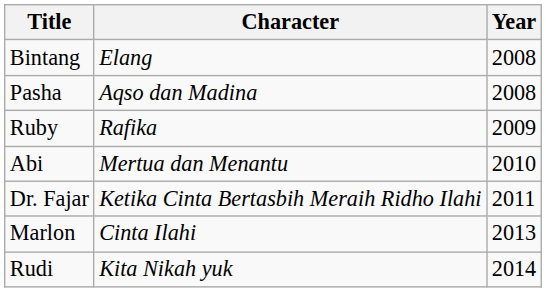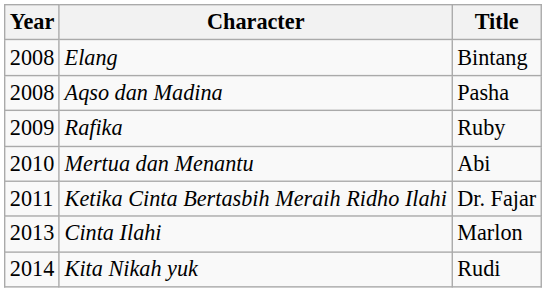columns swapped: (514, 22) <-> (49, 22)
